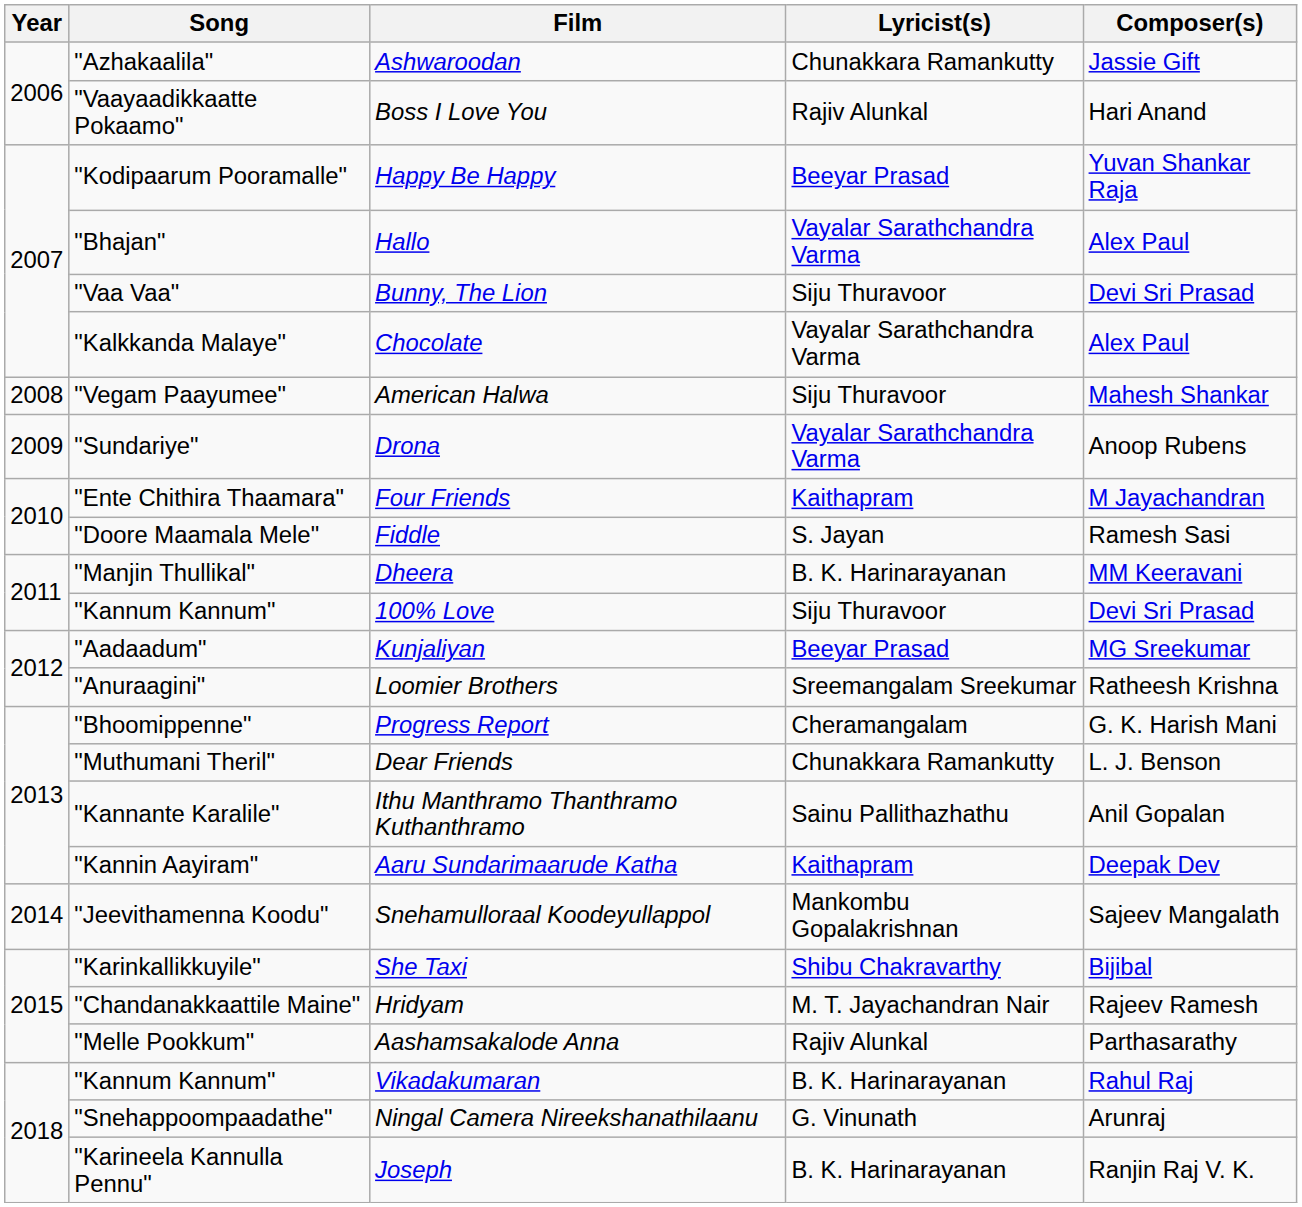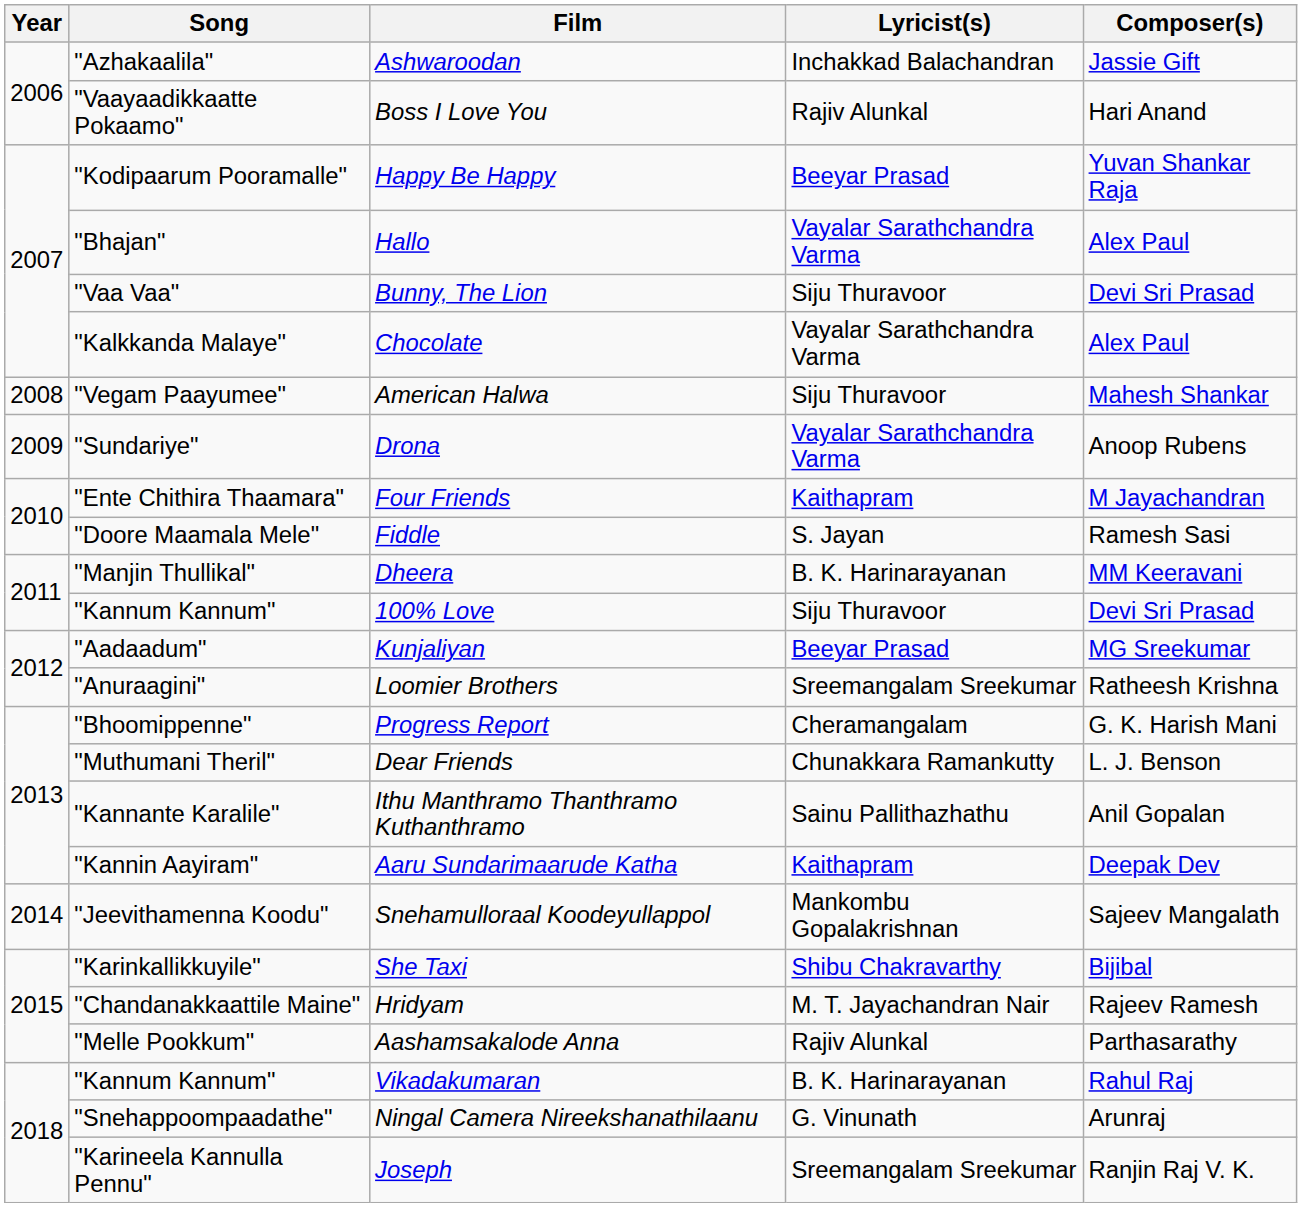(923, 61) Chunakkara Ramankutty -> (923, 61) Inchakkad Balachandran
(899, 1169) B. K. Harinarayanan -> (934, 1169) Sreemangalam Sreekumar
